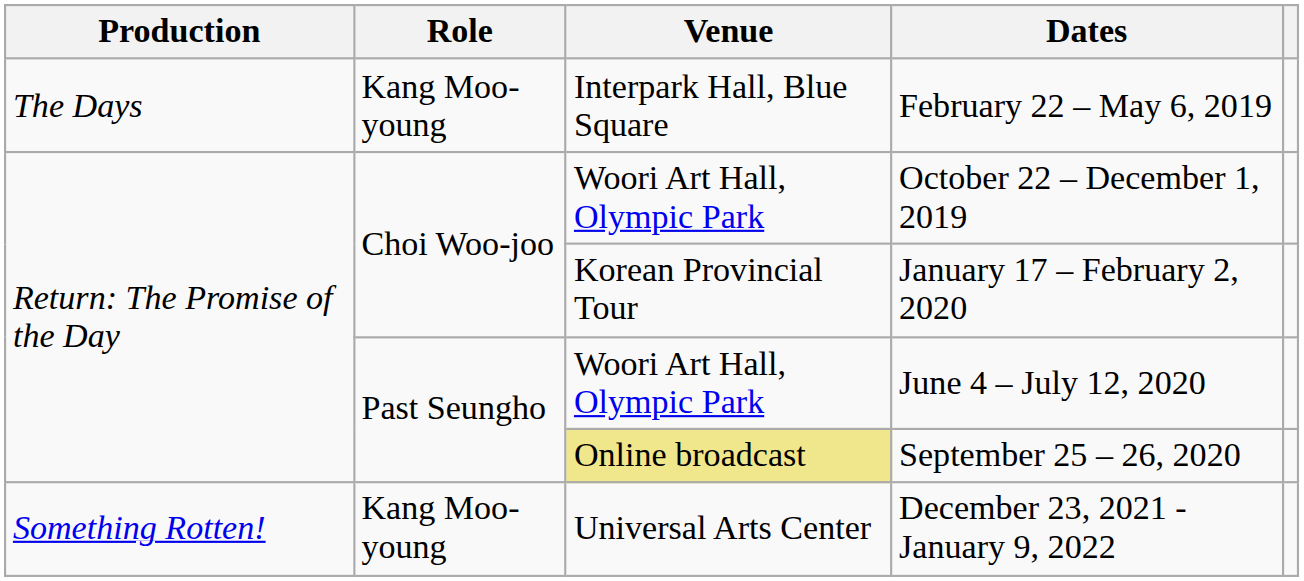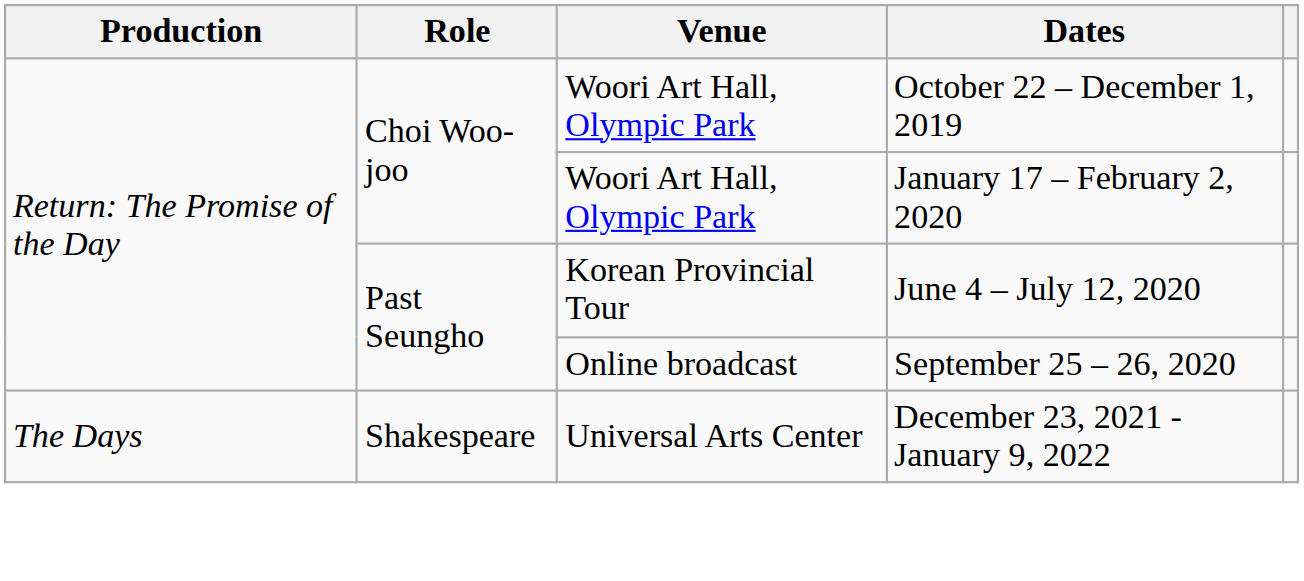- row: (1086, 104)
(698, 289) Korean Provincial Tour -> (671, 197) Woori Art Hall, Olympic Park
(680, 381) Woori Art Hall, Olympic Park -> (690, 289) Korean Provincial Tour
(690, 455) khaki background -> (681, 362) no background
(139, 528) Something Rotten! -> (78, 435) The Days
(440, 528) Kang Moo-young -> (450, 435) Shakespeare
